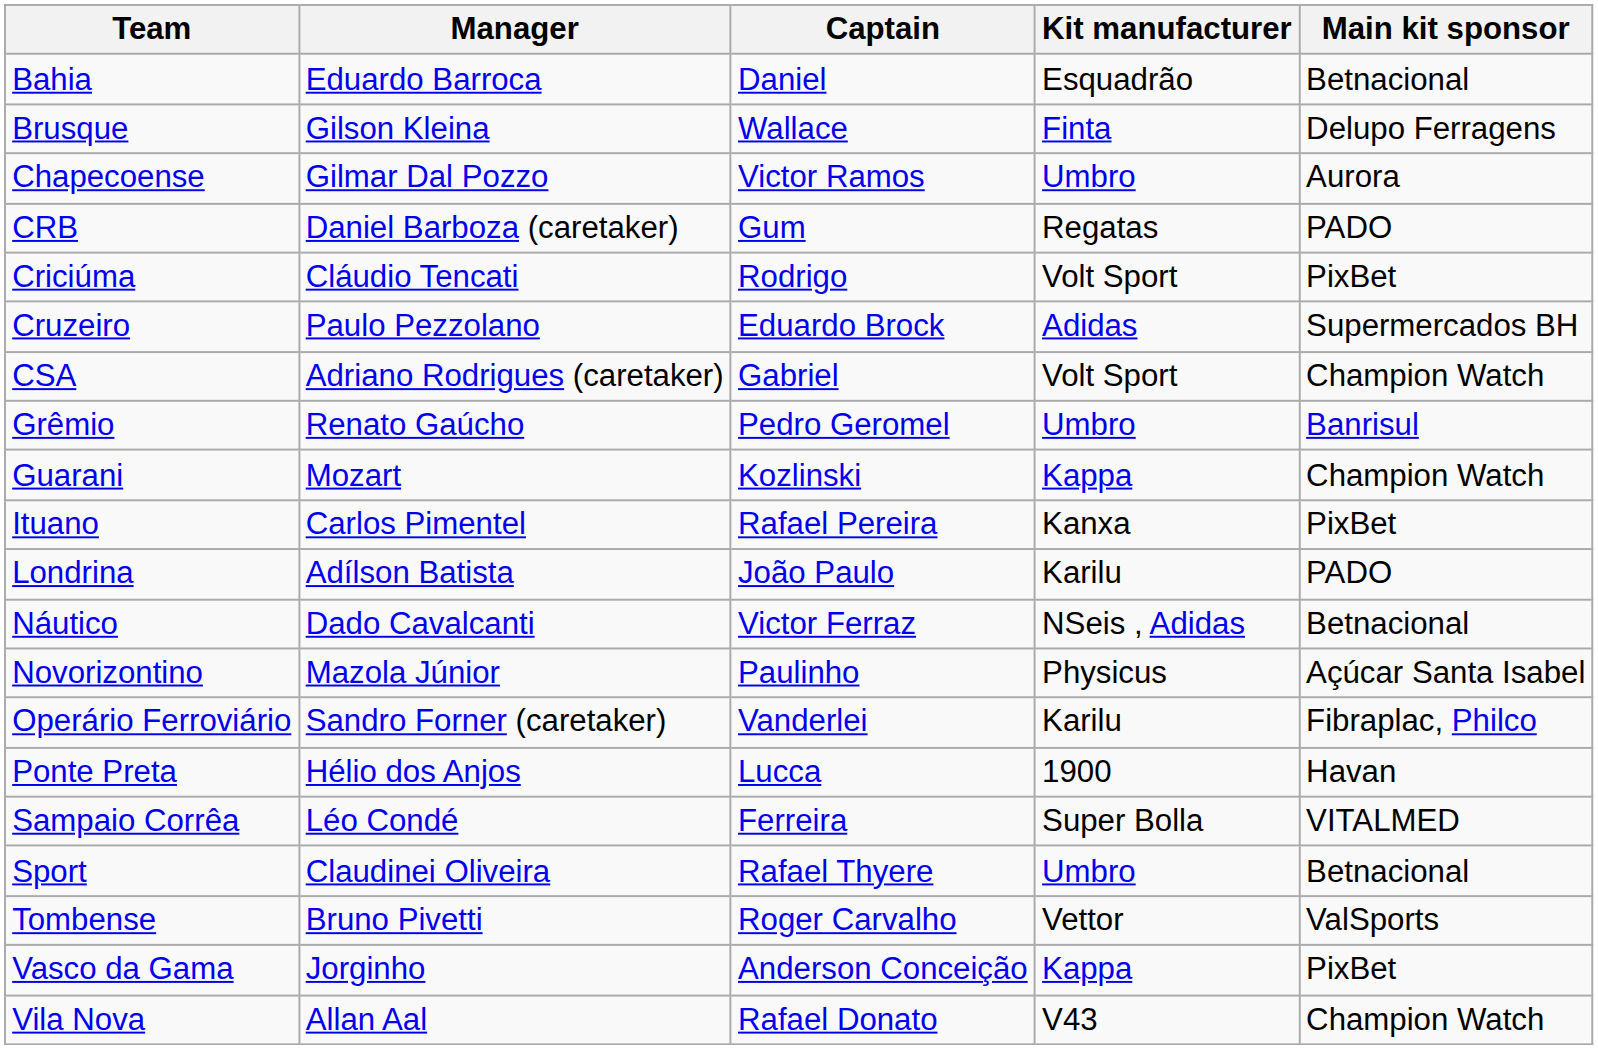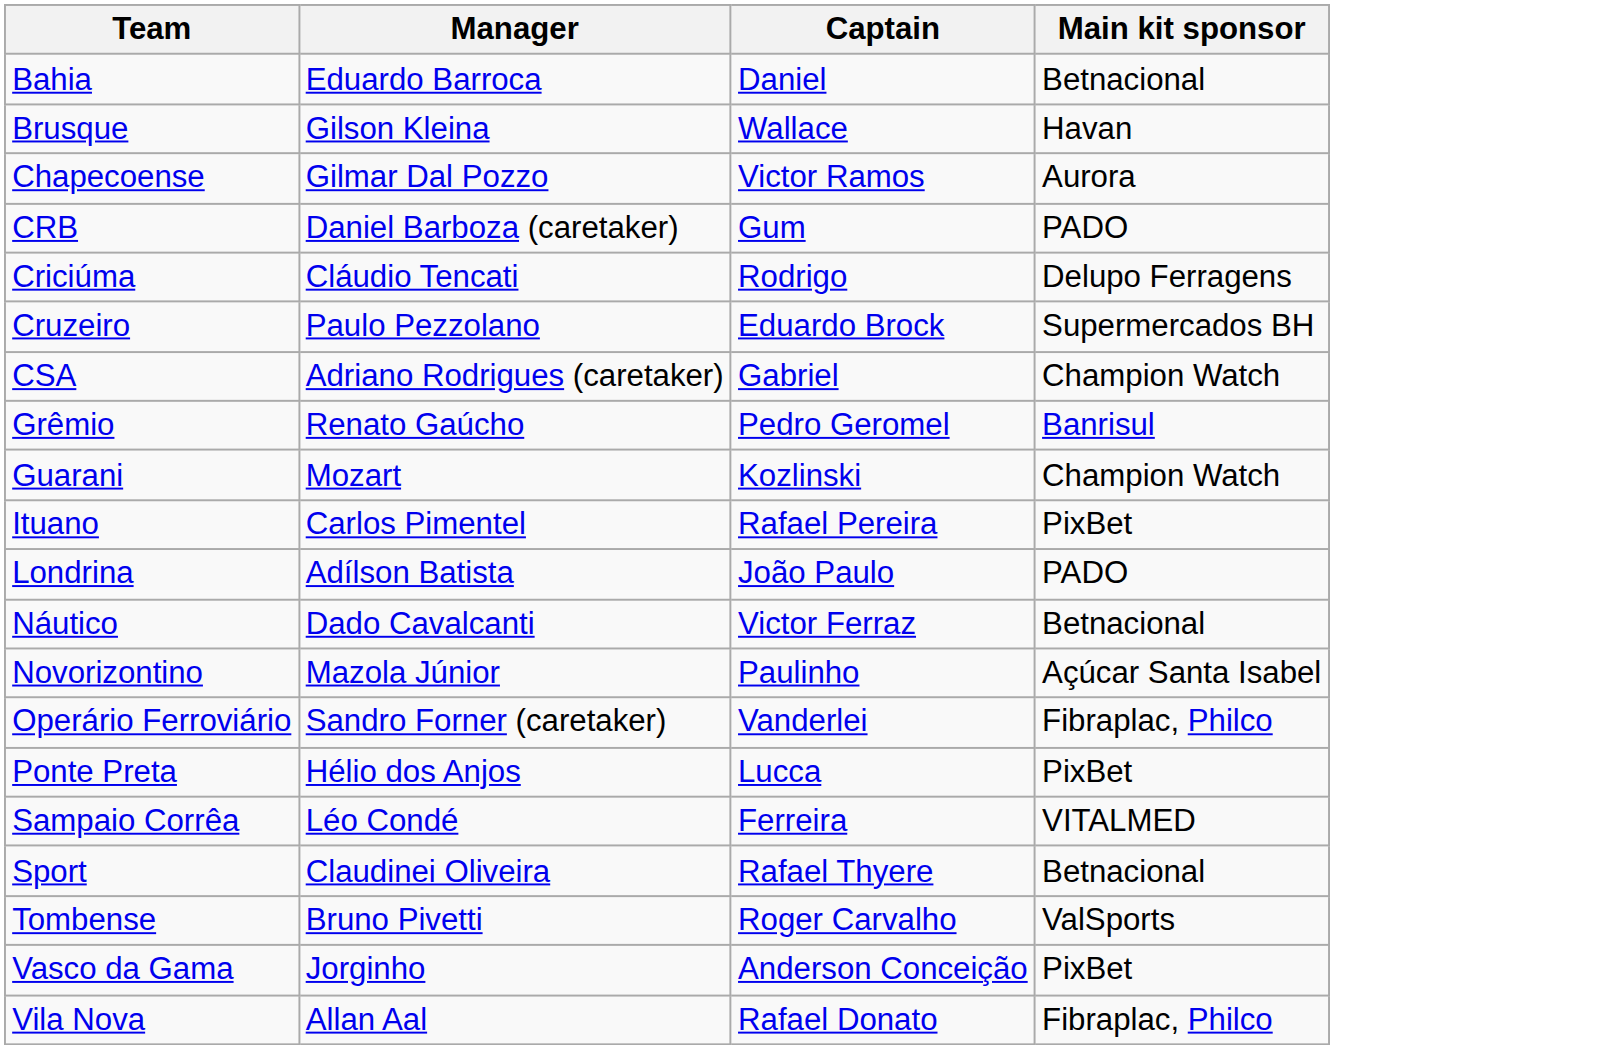- column: (1167, 29)
(1431, 128) Delupo Ferragens -> (1087, 128) Havan
(1351, 276) PixBet -> (1167, 276) Delupo Ferragens
(1351, 771) Havan -> (1087, 771) PixBet
(1425, 1018) Champion Watch -> (1157, 1018) Fibraplac, Philco
